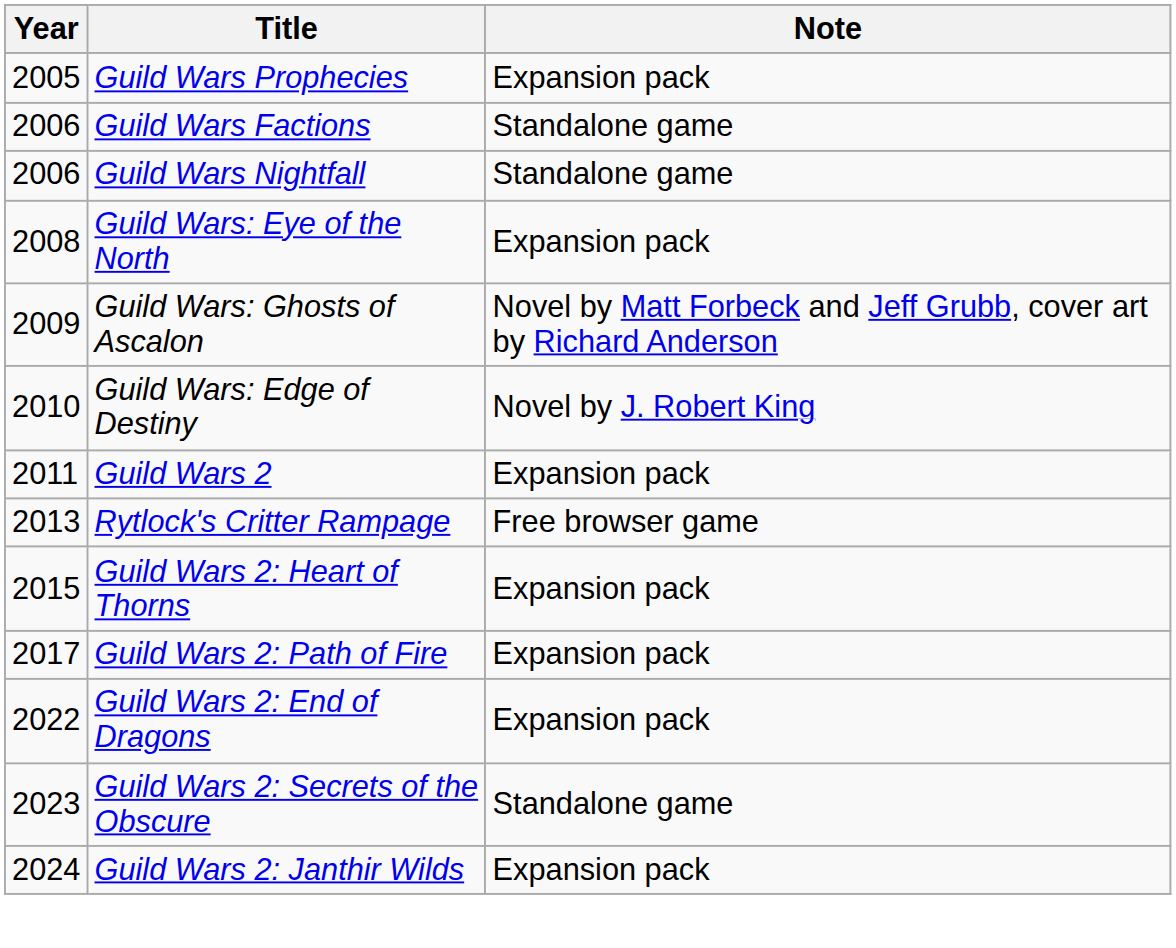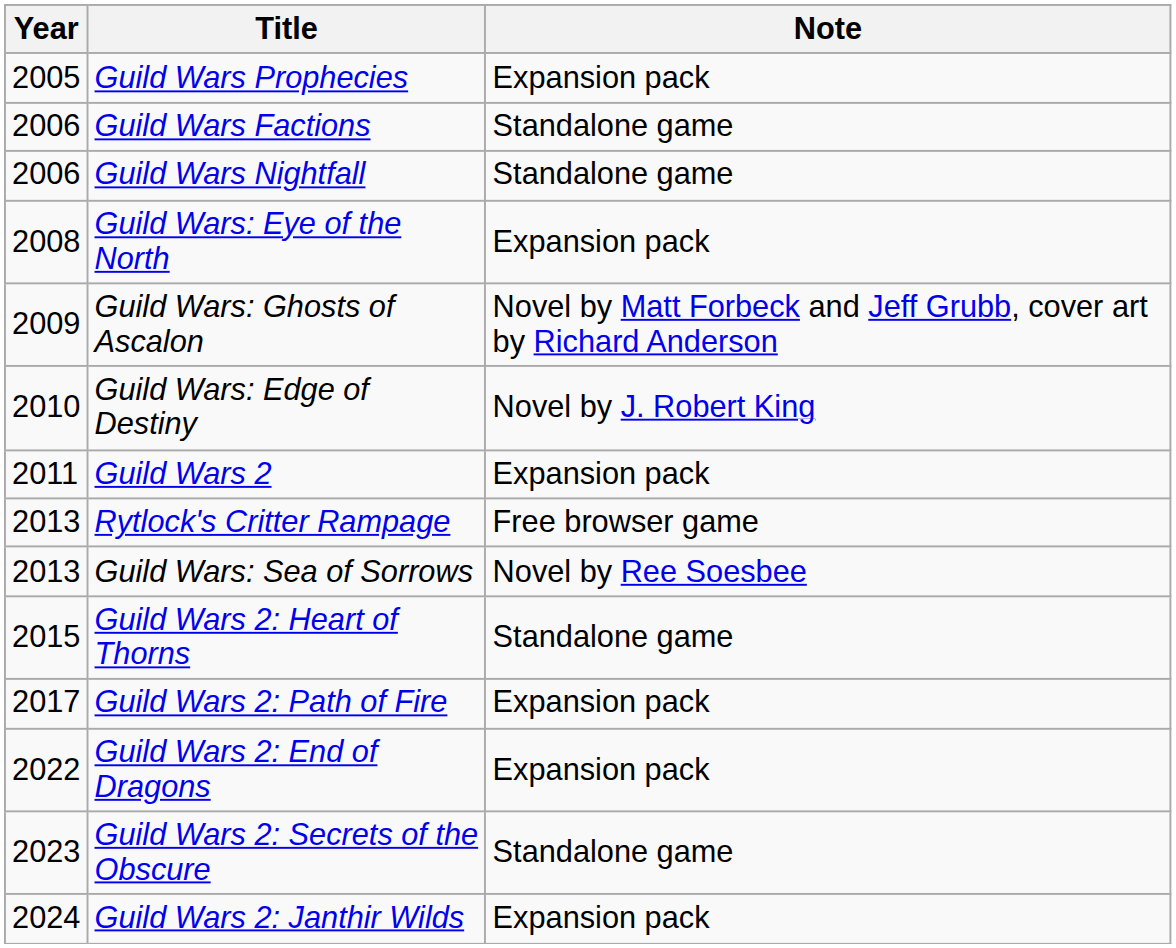+ row: (284, 571)
(601, 588) Expansion pack -> (613, 637) Standalone game
